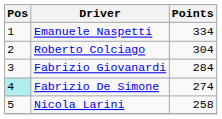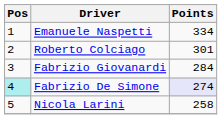(203, 50) 304 -> (203, 50) 301
(203, 87) no background -> (203, 87) lavender background
